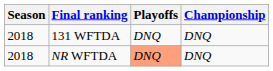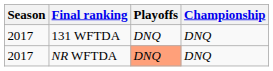(20, 35) 2018 -> (20, 35) 2017
(20, 55) 2018 -> (20, 55) 2017
